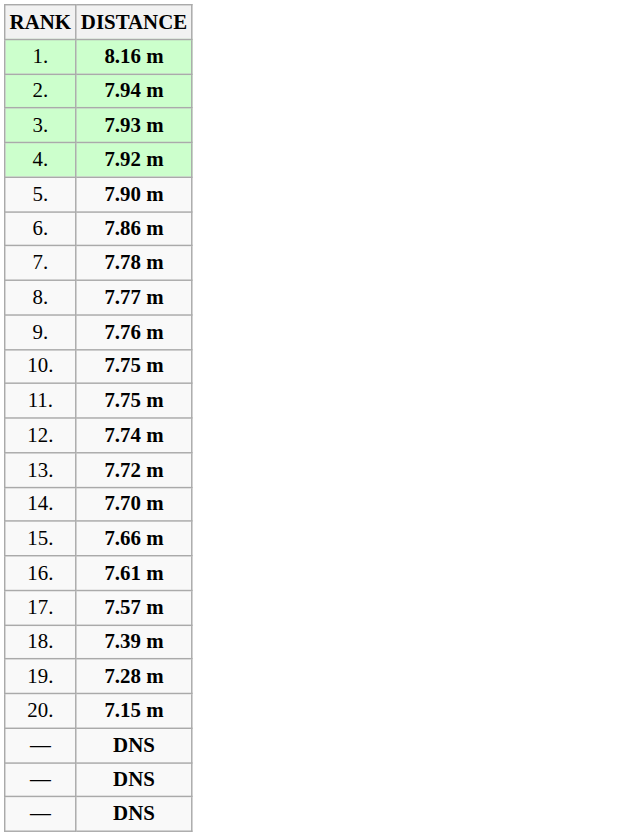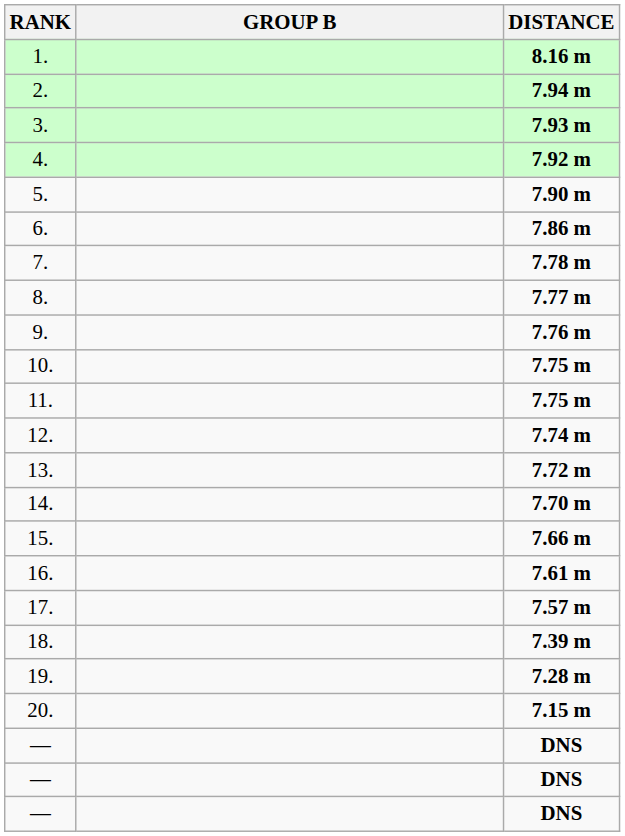+ column: (290, 22)
